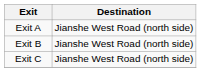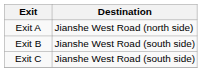(124, 43) Jianshe West Road (north side) -> (125, 43) Jianshe West Road (south side)
(124, 59) Jianshe West Road (north side) -> (125, 59) Jianshe West Road (south side)
